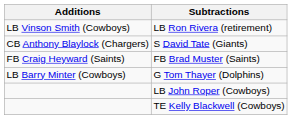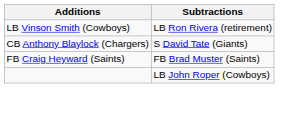- row: (209, 75)
- row: (219, 106)
